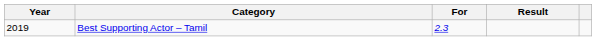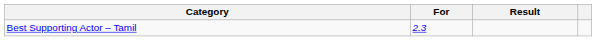- column: (40, 12)
